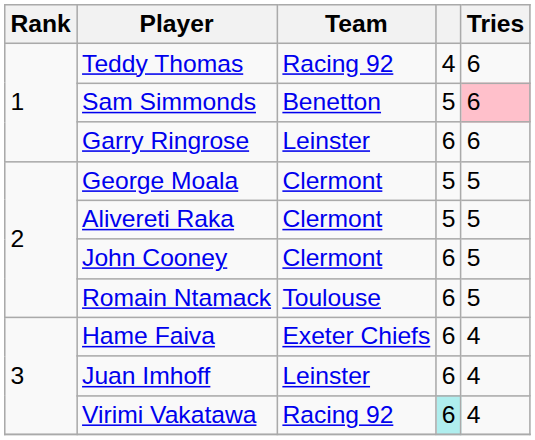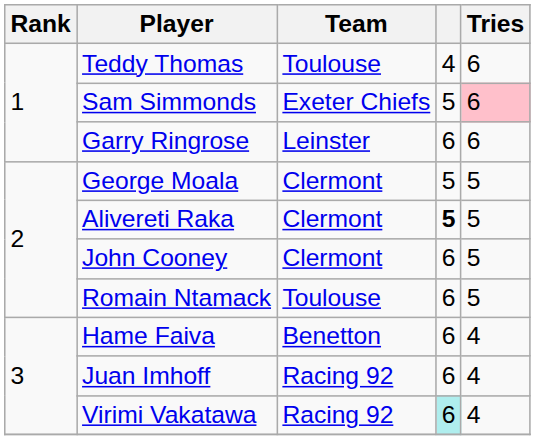(338, 63) Racing 92 -> (332, 63) Toulouse
(332, 102) Benetton -> (356, 102) Exeter Chiefs
(449, 219) normal -> (449, 219) bold
(356, 336) Exeter Chiefs -> (332, 336) Benetton
(326, 375) Leinster -> (338, 375) Racing 92
